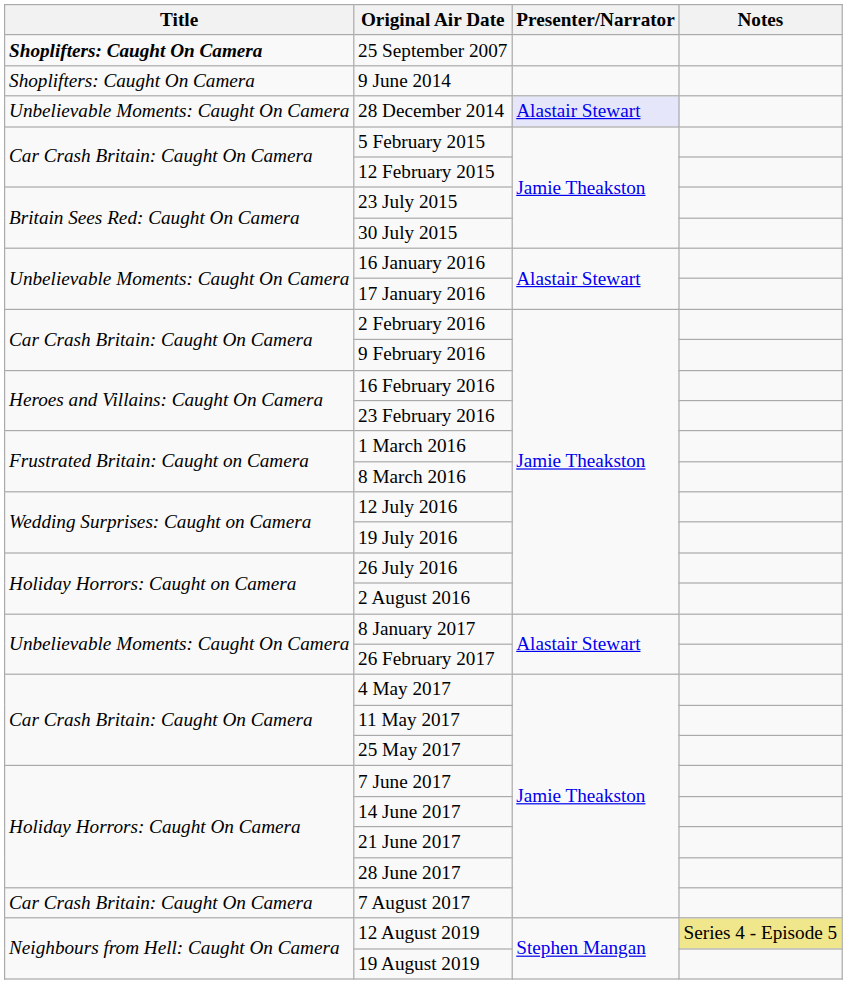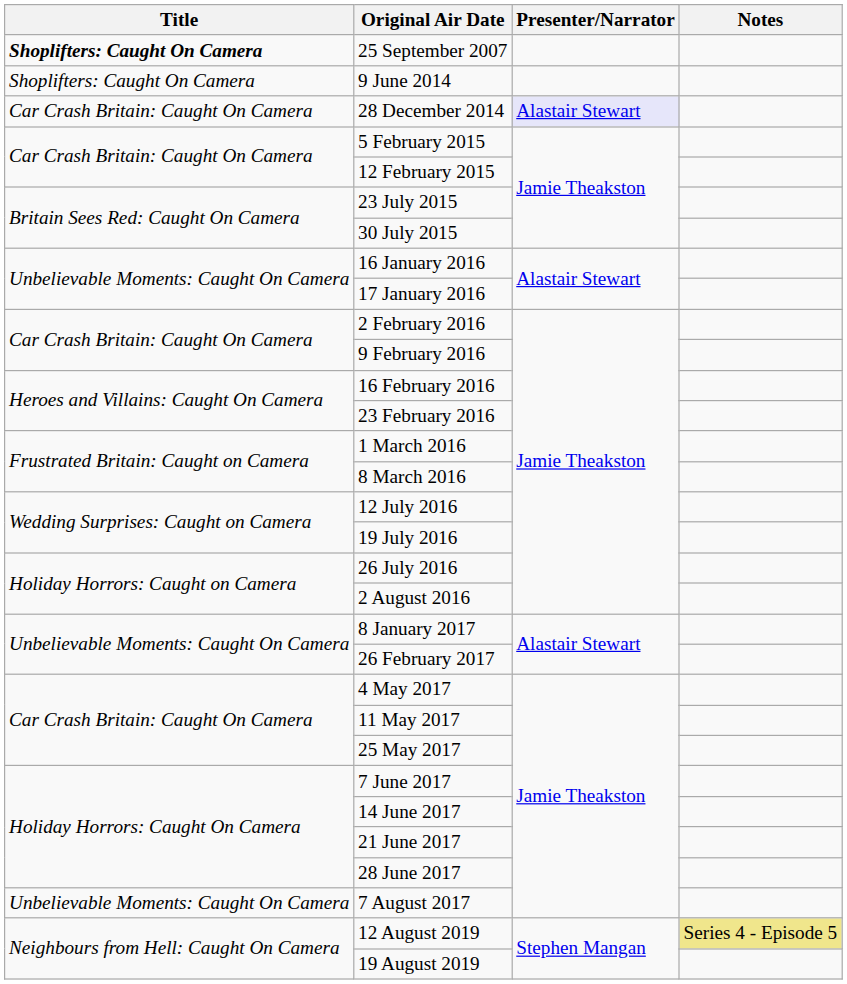(179, 111) Unbelievable Moments: Caught On Camera -> (161, 111) Car Crash Britain: Caught On Camera
(161, 902) Car Crash Britain: Caught On Camera -> (179, 902) Unbelievable Moments: Caught On Camera
